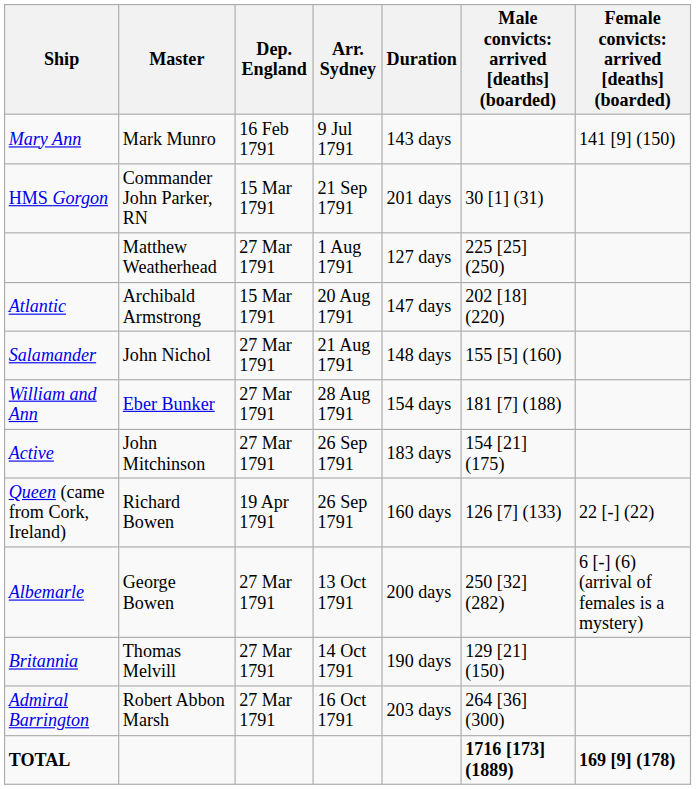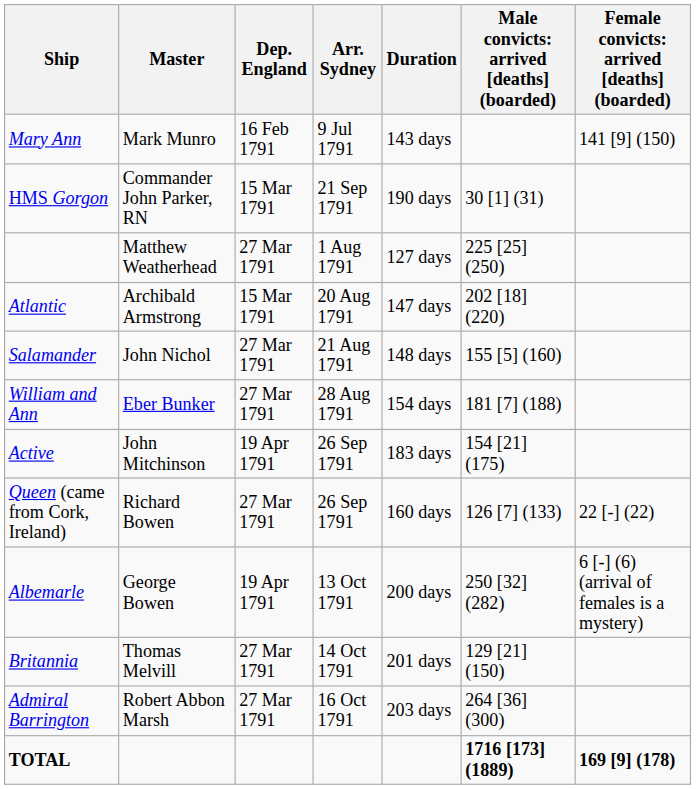(419, 198) 201 days -> (419, 198) 190 days
(266, 453) 27 Mar 1791 -> (264, 453) 19 Apr 1791
(264, 512) 19 Apr 1791 -> (266, 512) 27 Mar 1791
(266, 592) 27 Mar 1791 -> (264, 592) 19 Apr 1791
(419, 661) 190 days -> (419, 661) 201 days
